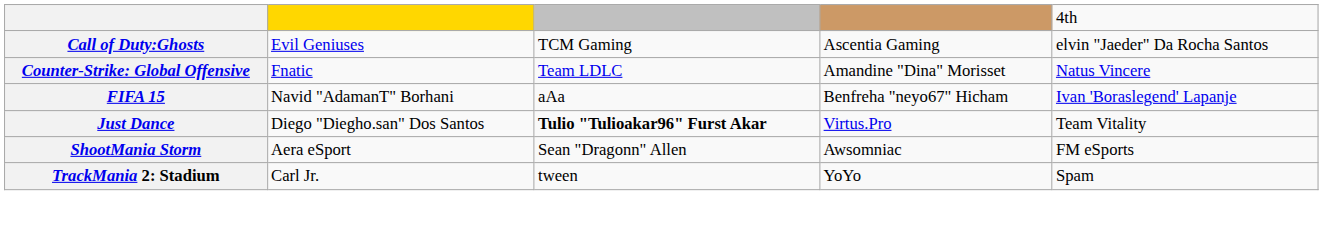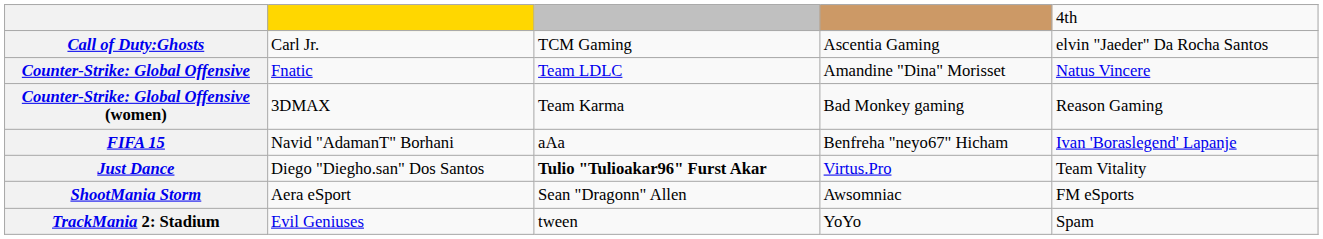(318, 44) Evil Geniuses -> (295, 44) Carl Jr.
+ row: (136, 106)
(295, 176) Carl Jr. -> (318, 221) Evil Geniuses
